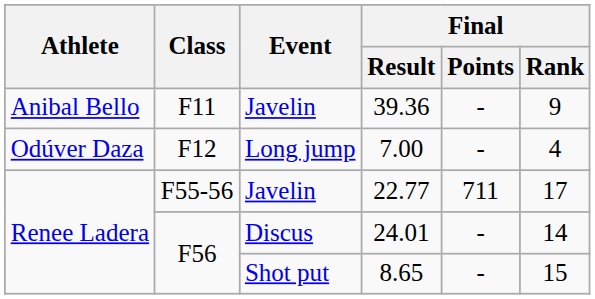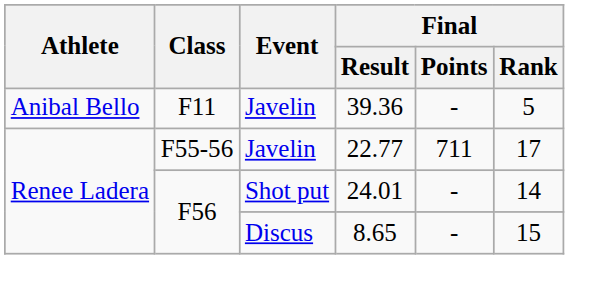(555, 108) 9 -> (529, 108) 5
- row: (401, 149)
(279, 232) Discus -> (287, 190) Shot put
(287, 273) Shot put -> (279, 232) Discus
